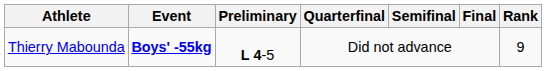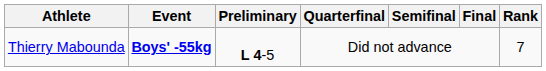(521, 47) 9 -> (521, 47) 7
